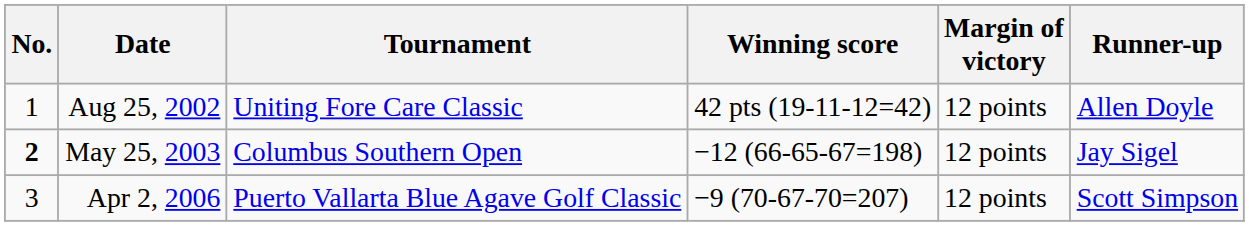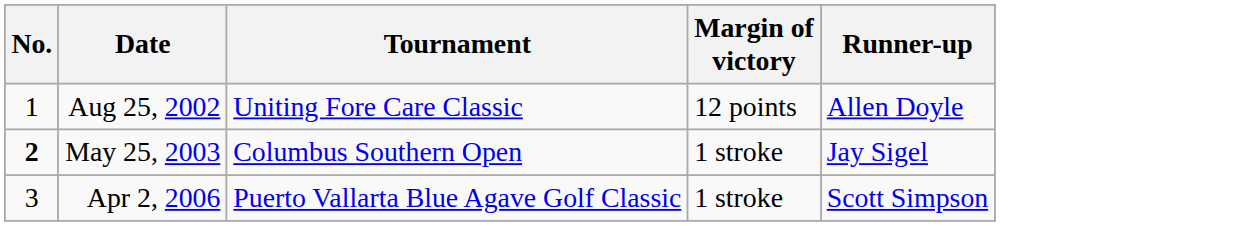- column: (813, 44)
(995, 152) 12 points -> (739, 152) 1 stroke
(995, 198) 12 points -> (739, 198) 1 stroke
